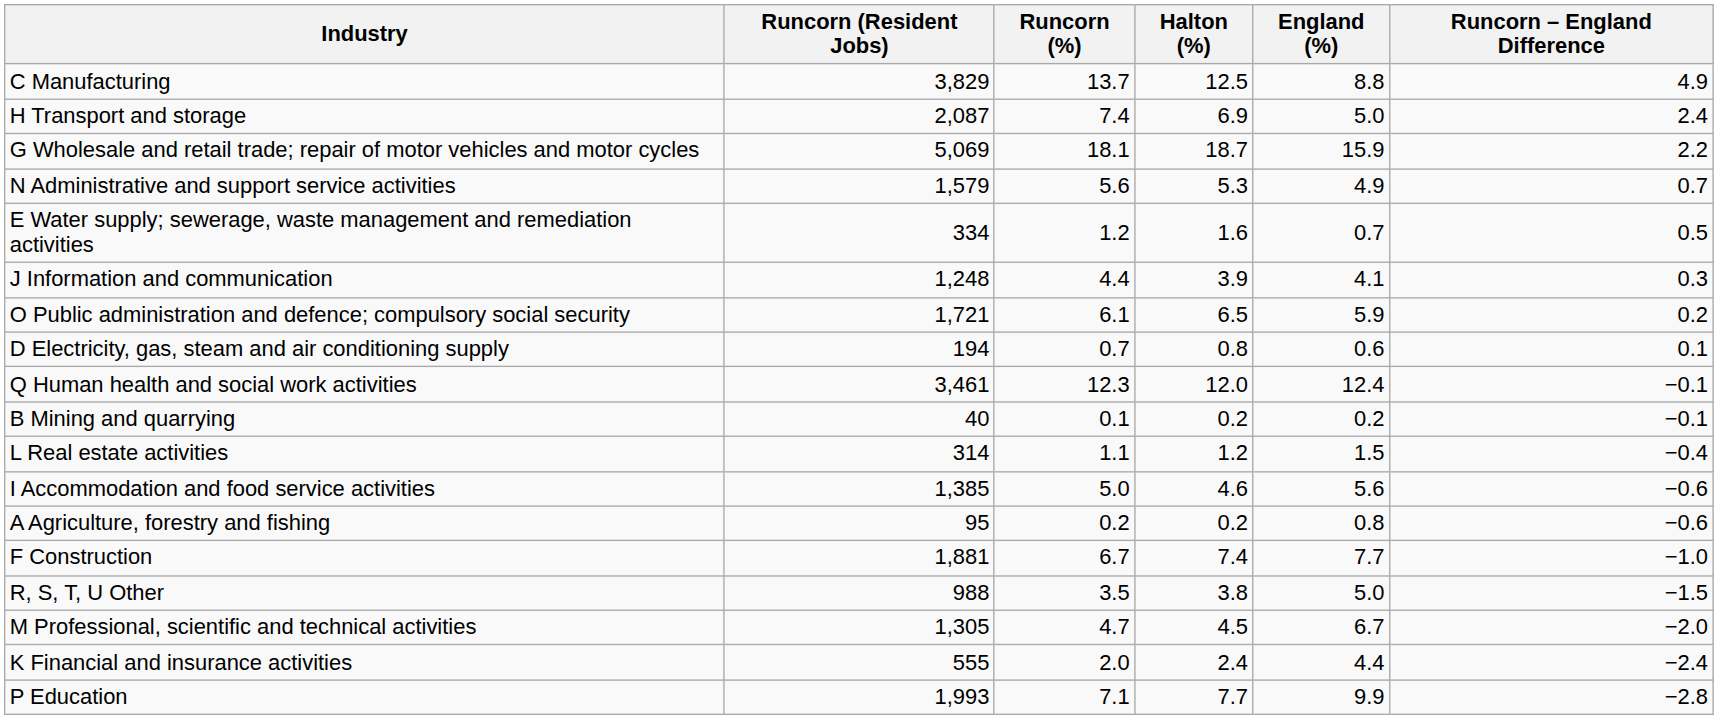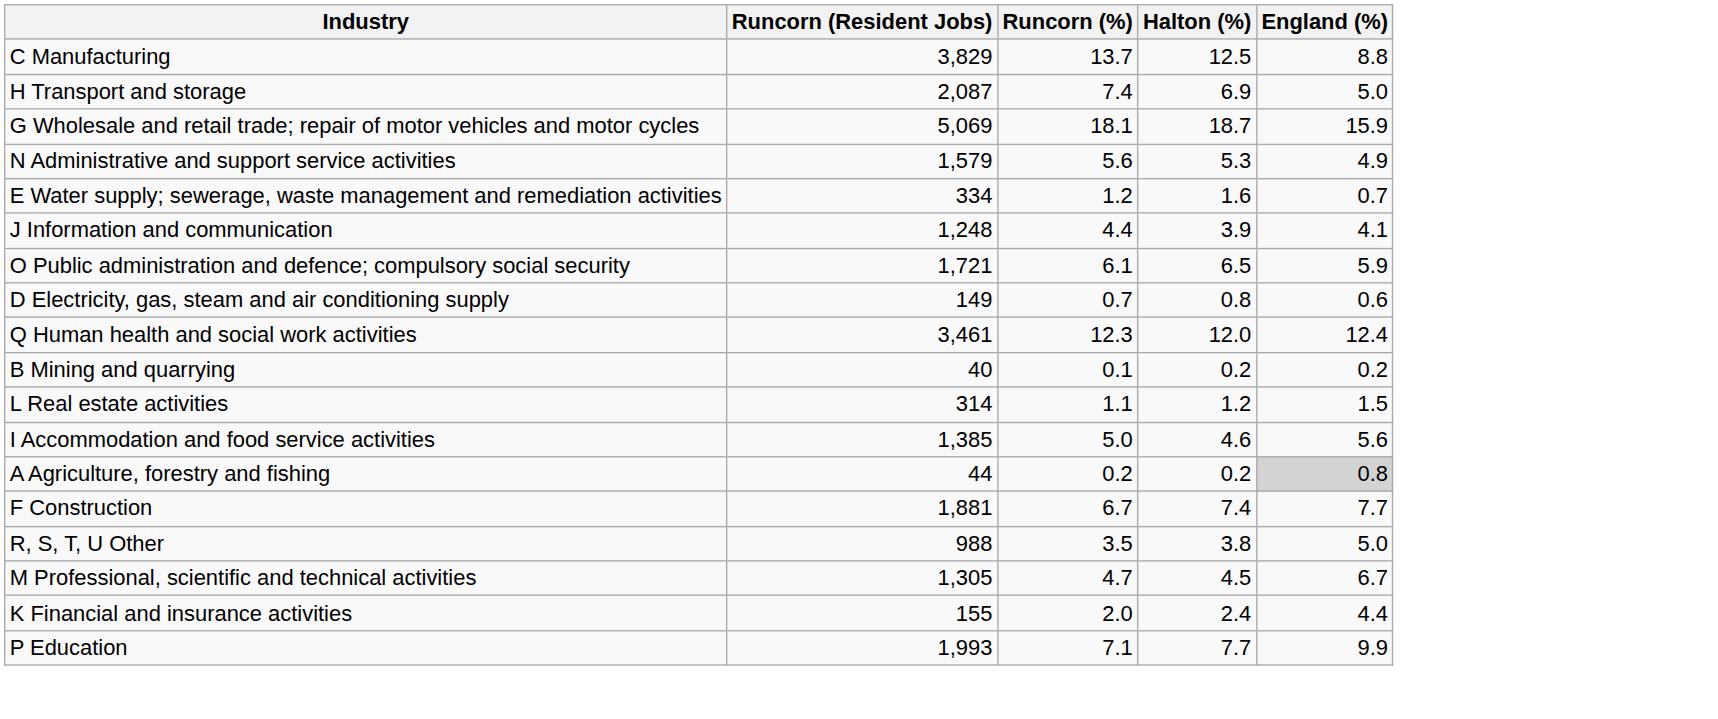- column: (1551, 34)
(971, 349) 194 -> (974, 299) 149
(977, 523) 95 -> (980, 473) 44
(1369, 523) no background -> (1373, 473) lightgrey background
(971, 662) 555 -> (974, 612) 155
